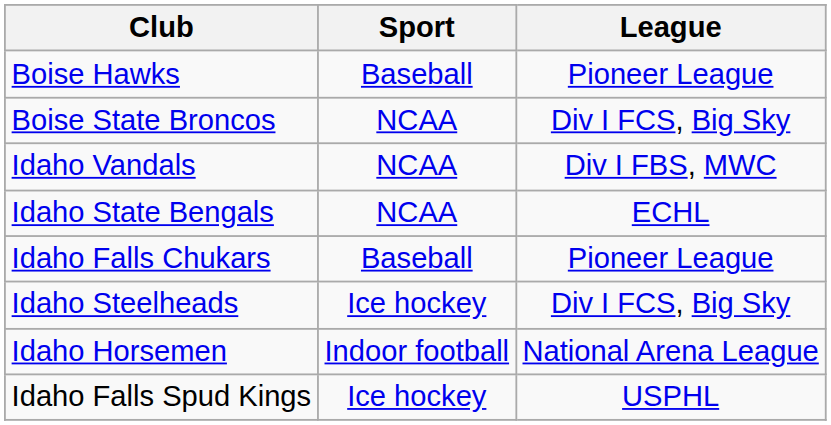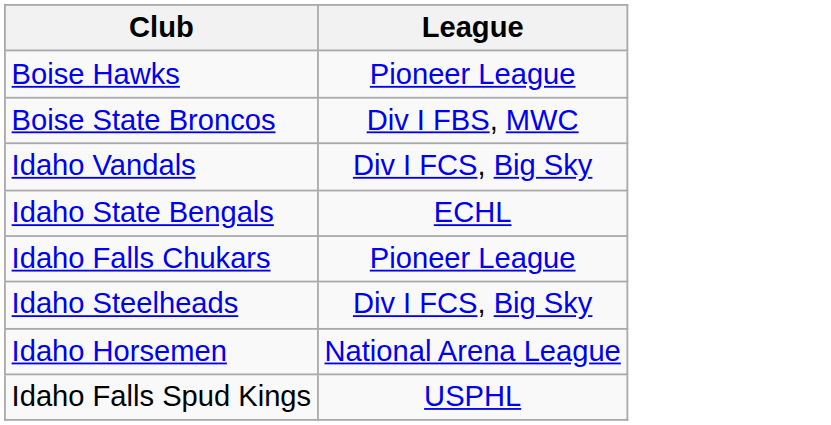- column: (417, 27)
(671, 119) Div I FCS, Big Sky -> (473, 119) Div I FBS, MWC
(671, 166) Div I FBS, MWC -> (473, 166) Div I FCS, Big Sky
